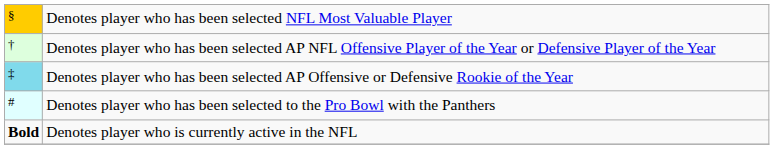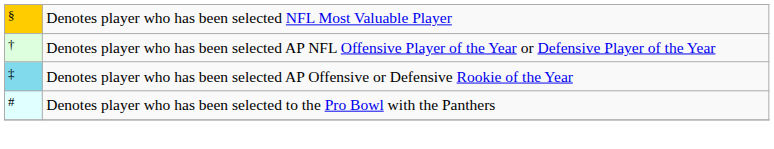- row: (202, 132)
